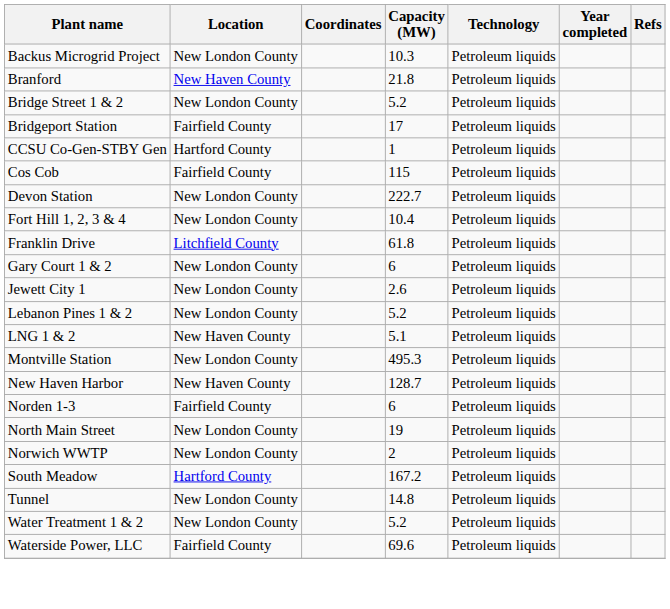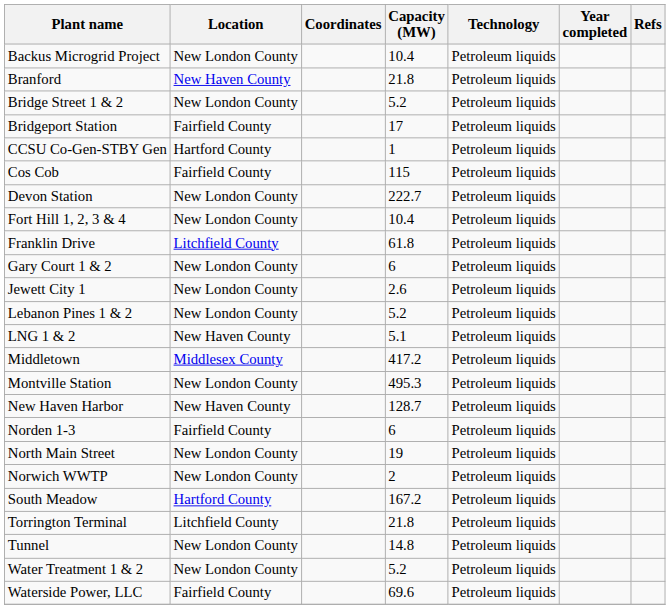(401, 56) 10.3 -> (401, 56) 10.4
+ row: (44, 359)
+ row: (67, 522)
